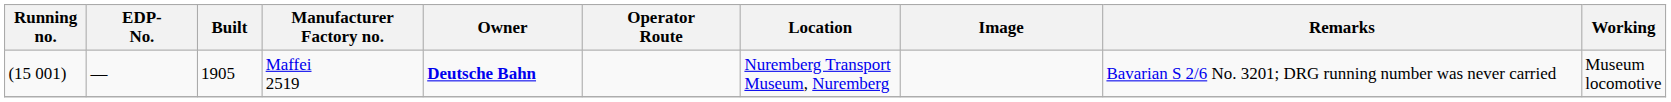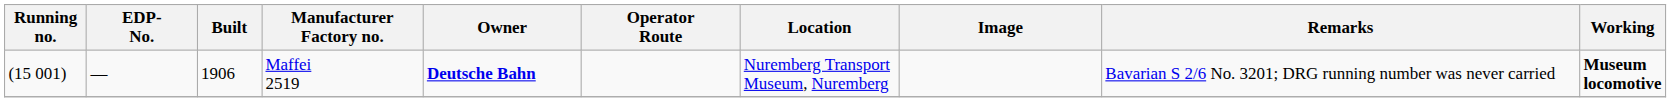(218, 73) 1905 -> (218, 73) 1906
(1623, 73) normal -> (1622, 73) bold
